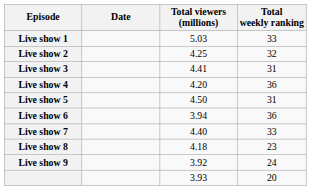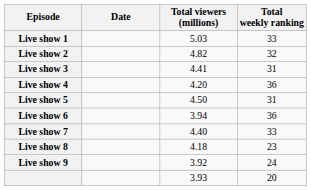(199, 54) 4.25 -> (199, 54) 4.82
